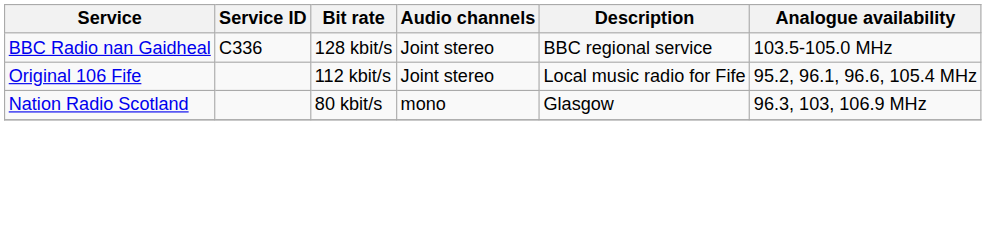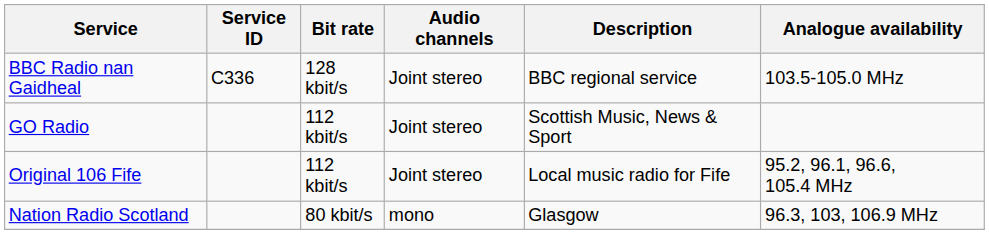+ row: (49, 127)
